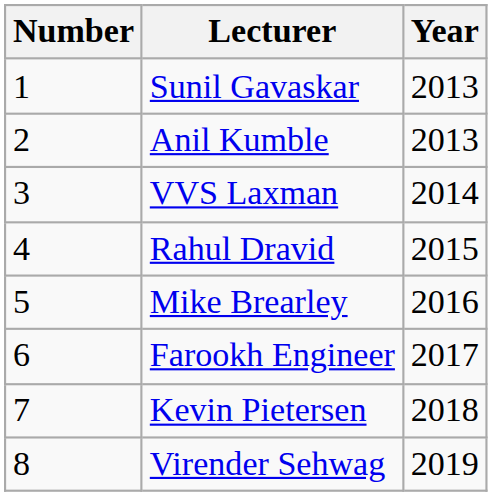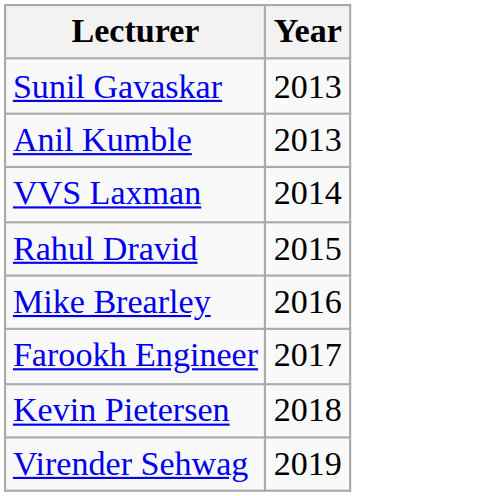- column: (74, 31)
